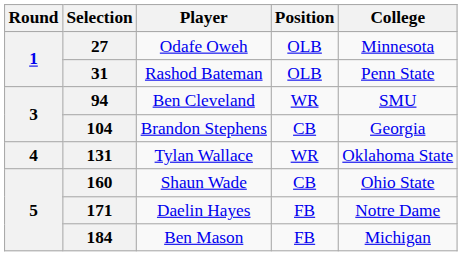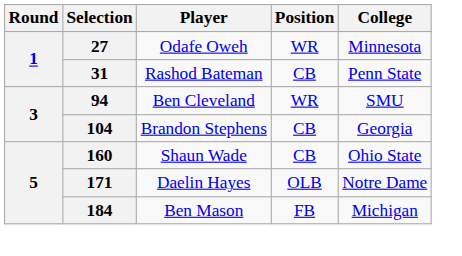(305, 45) OLB -> (305, 45) WR
(305, 73) OLB -> (305, 73) CB
- row: (100, 155)
(305, 210) FB -> (305, 182) OLB
